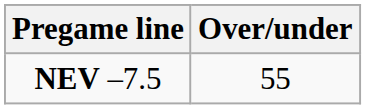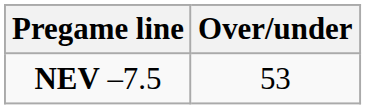(275, 77) 55 -> (275, 77) 53
